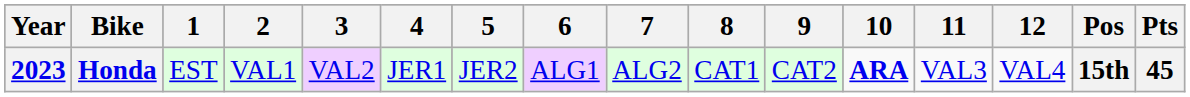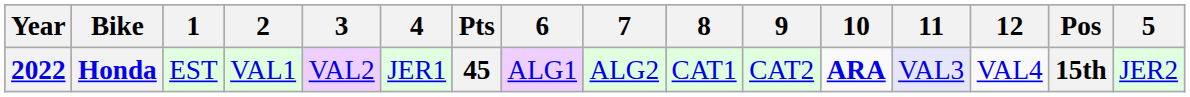columns swapped: (488, 26) <-> (1160, 26)
(38, 69) 2023 -> (38, 69) 2022
(954, 69) no background -> (931, 69) lavender background
